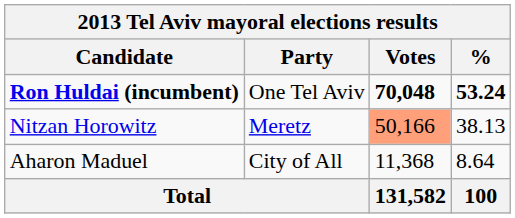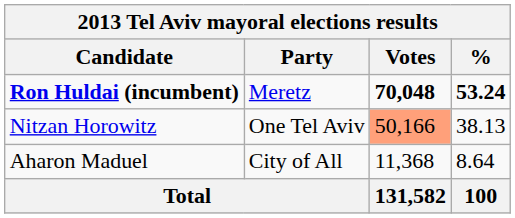(307, 91) One Tel Aviv -> (280, 91) Meretz
(280, 126) Meretz -> (307, 126) One Tel Aviv
